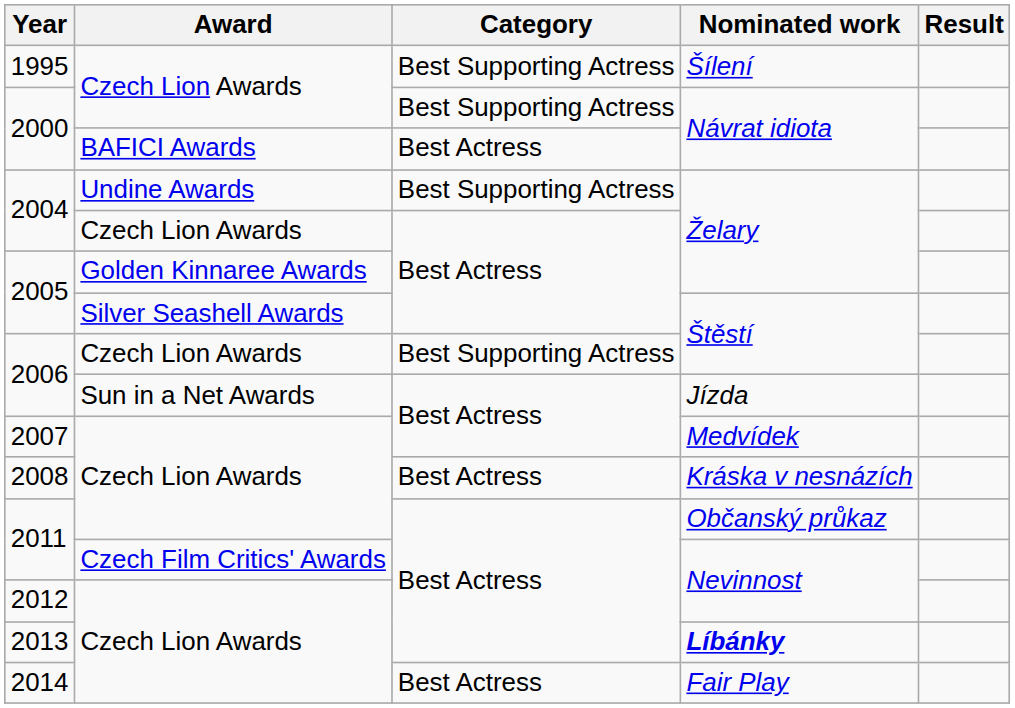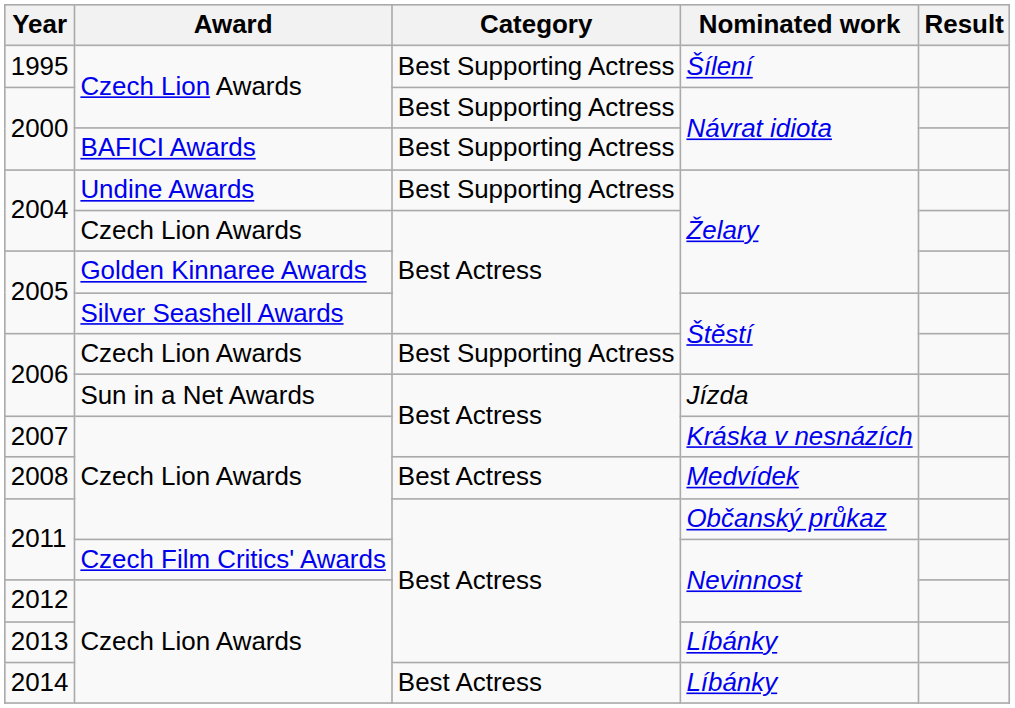(470, 148) Best Actress -> (536, 148) Best Supporting Actress
(743, 436) Medvídek -> (800, 436) Kráska v nesnázích
(800, 477) Kráska v nesnázích -> (743, 477) Medvídek
(735, 641) bold -> (732, 641) normal
(738, 682) Fair Play -> (732, 682) Líbánky
